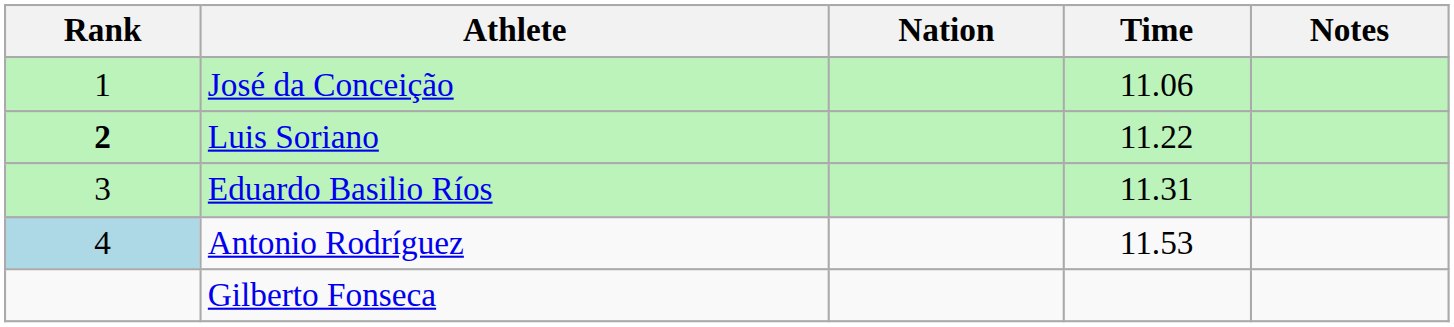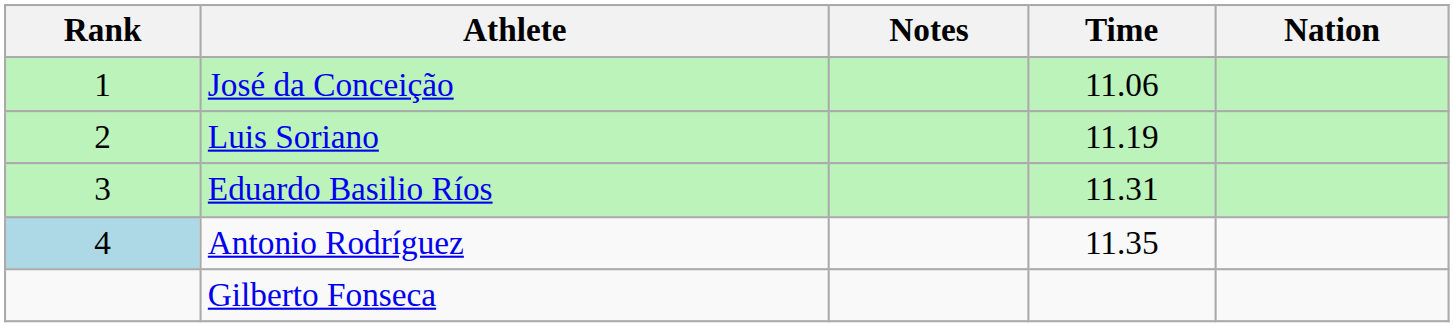columns swapped: (946, 30) <-> (1349, 30)
(103, 136) bold -> (103, 136) normal
(1157, 136) 11.22 -> (1122, 136) 11.19
(1157, 242) 11.53 -> (1122, 242) 11.35
